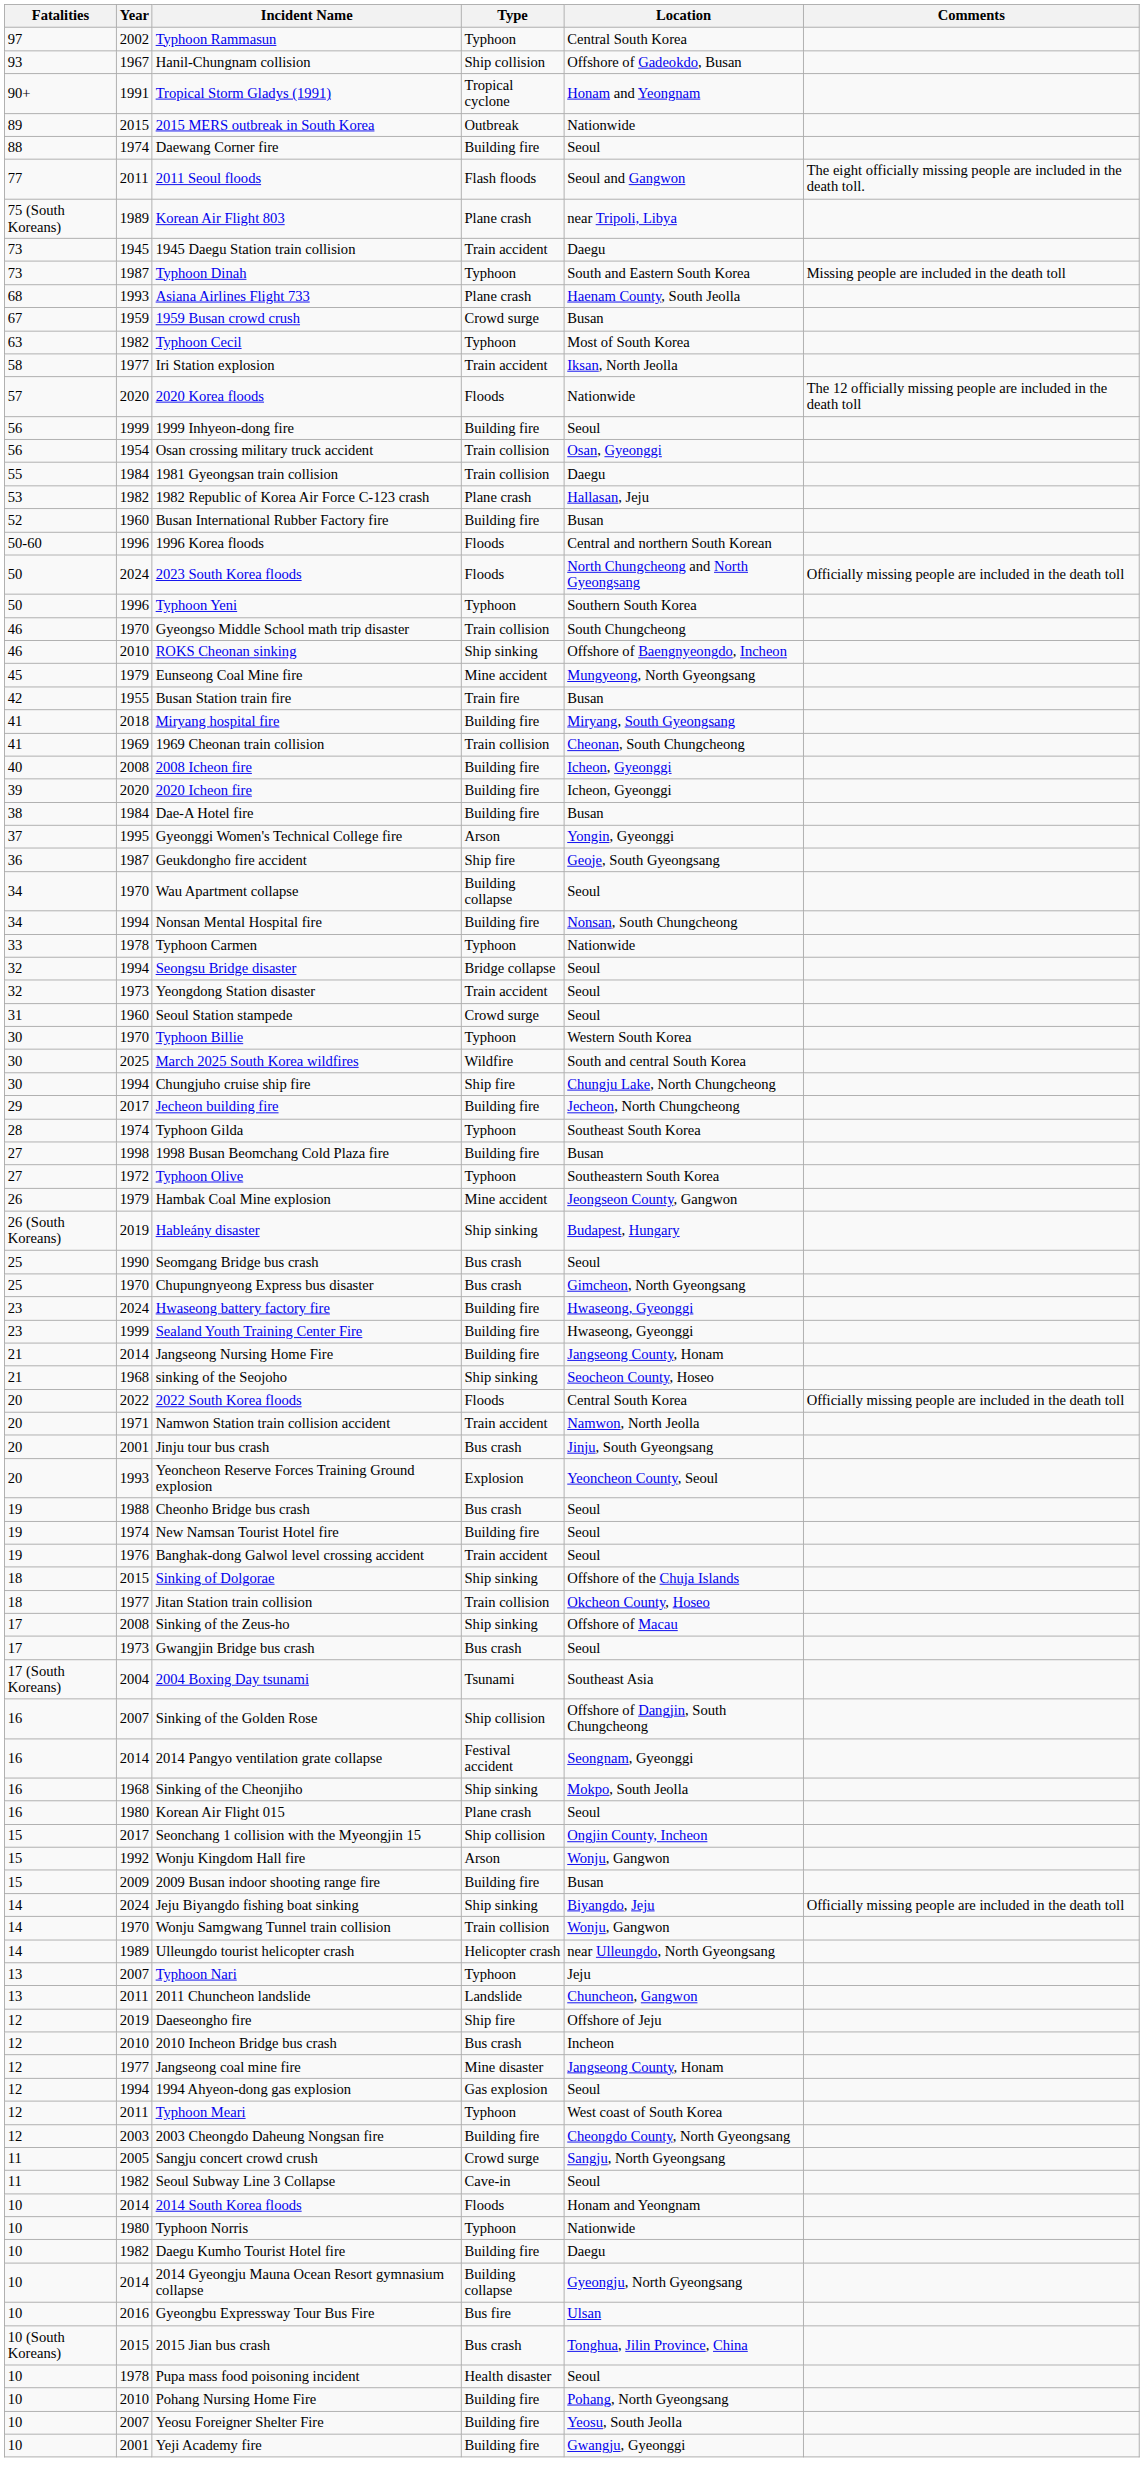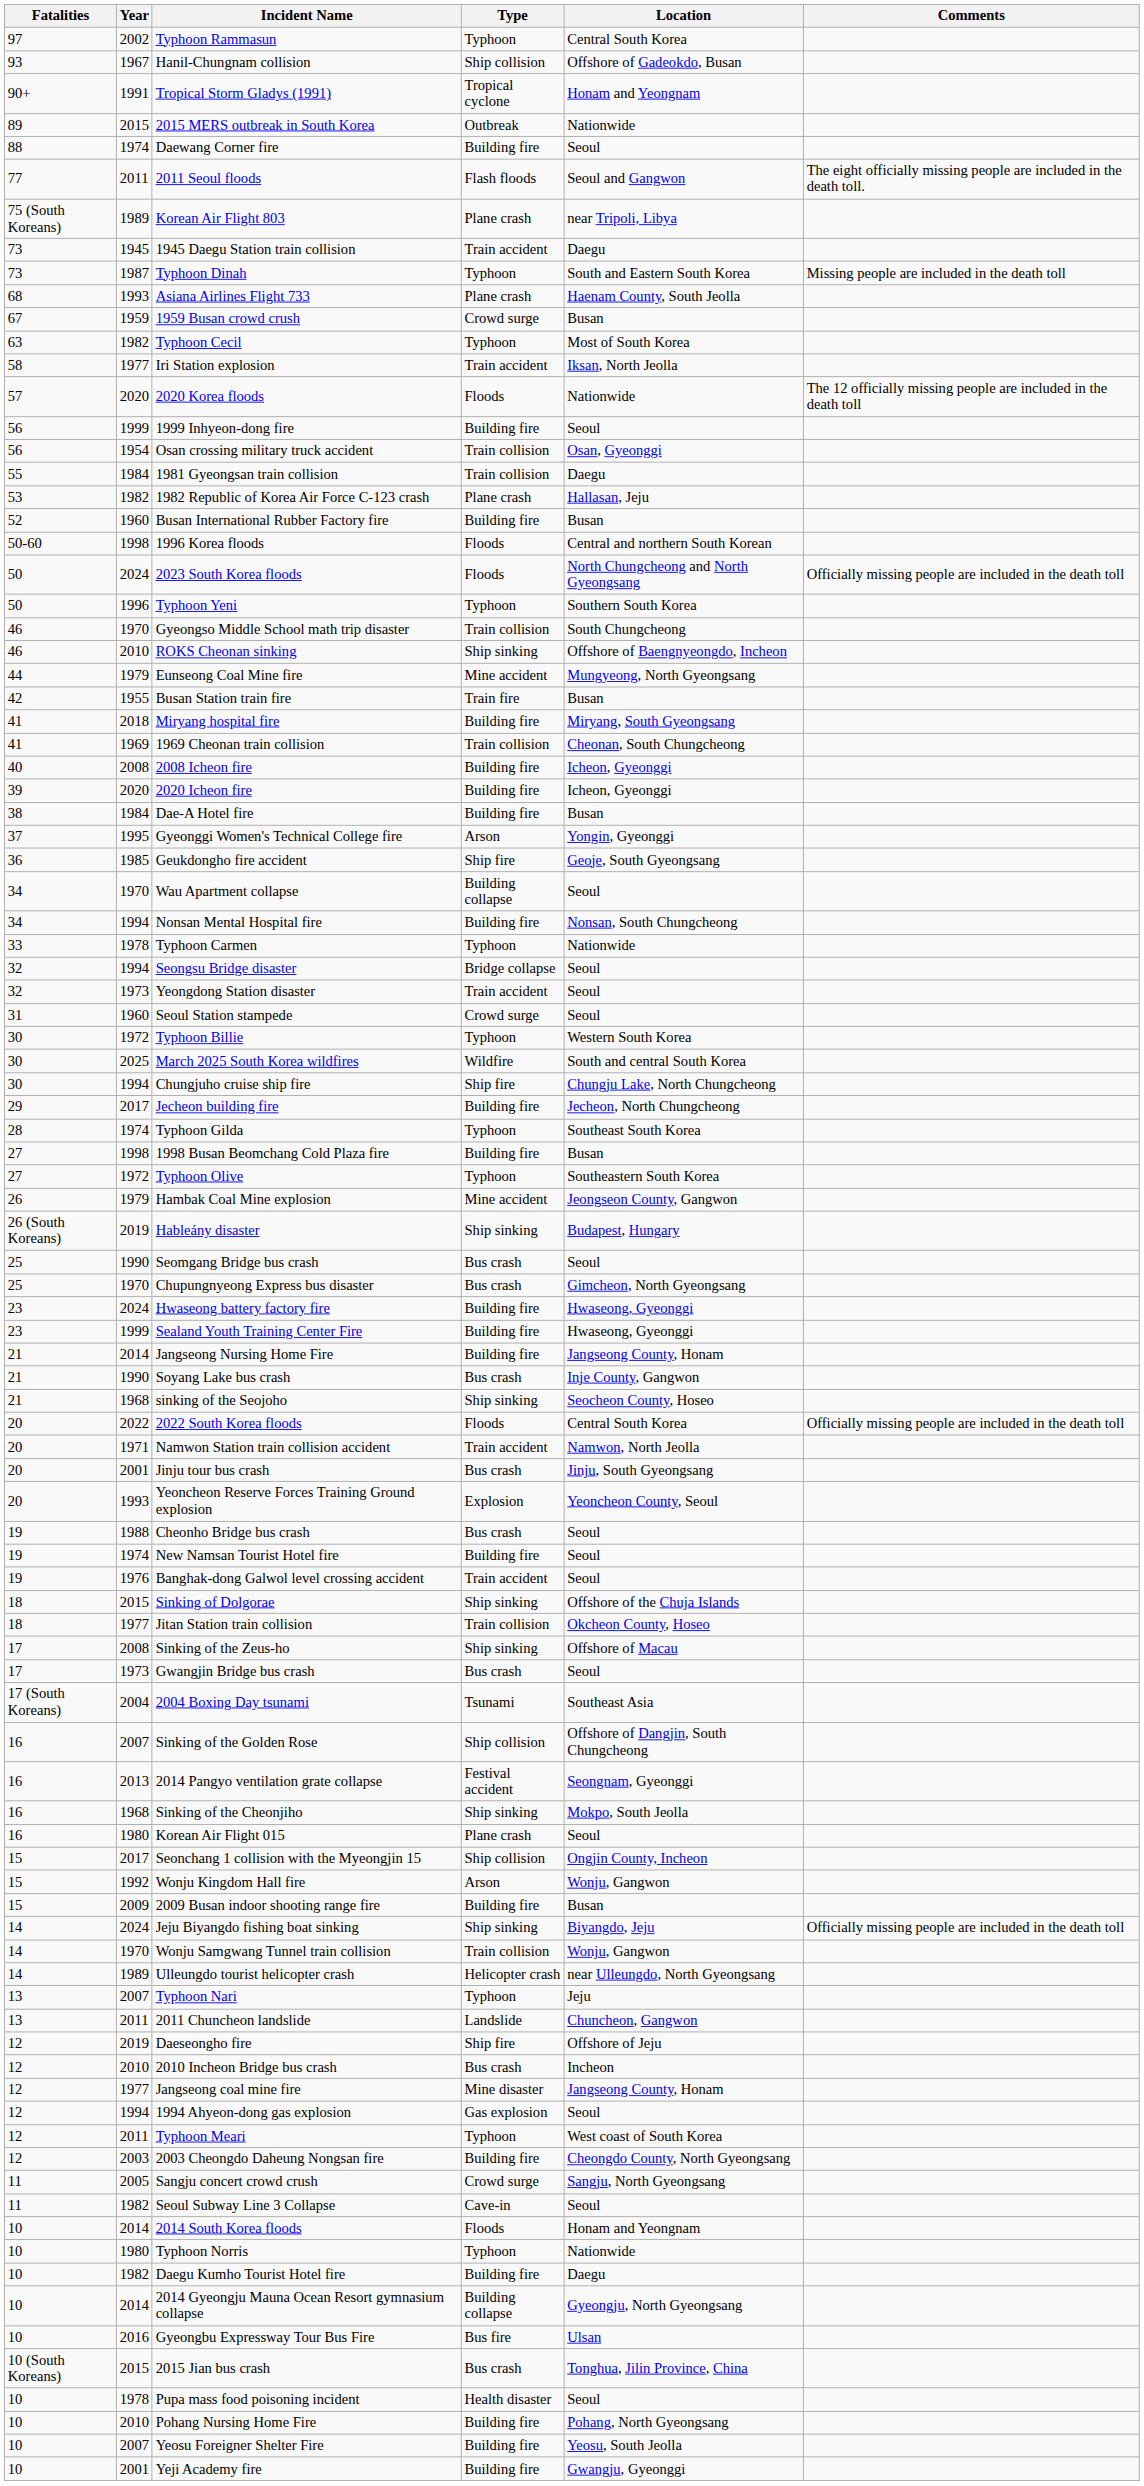(134, 543) 1996 -> (134, 543) 1998
(15, 675) 45 -> (15, 675) 44
(134, 859) 1987 -> (134, 859) 1985
(134, 1037) 1970 -> (134, 1037) 1972
+ row: (223, 1377)
(134, 1758) 2014 -> (134, 1781) 2013
